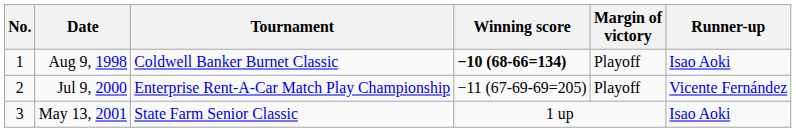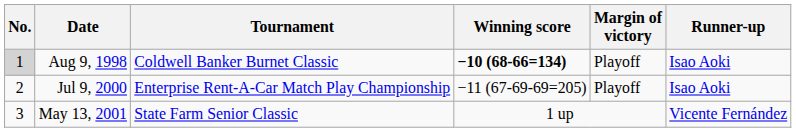(20, 62) no background -> (20, 62) lightgrey background
(728, 88) Vicente Fernández -> (700, 88) Isao Aoki
(700, 114) Isao Aoki -> (728, 114) Vicente Fernández
